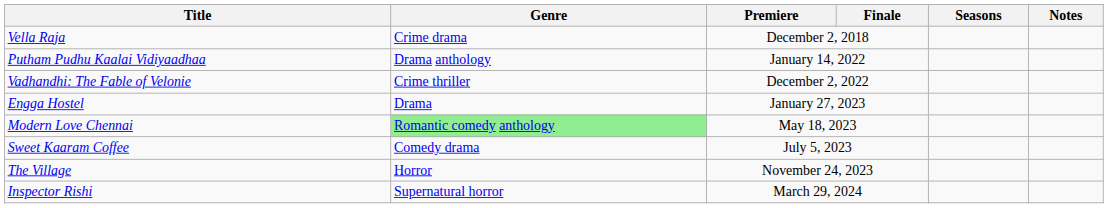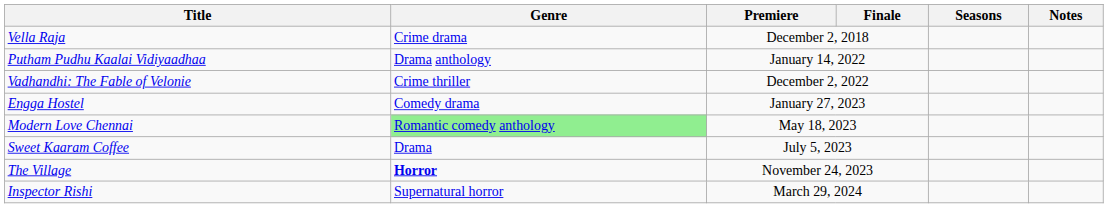(413, 103) Drama -> (437, 103) Comedy drama
(437, 147) Comedy drama -> (413, 147) Drama
(413, 170) normal -> (416, 170) bold
